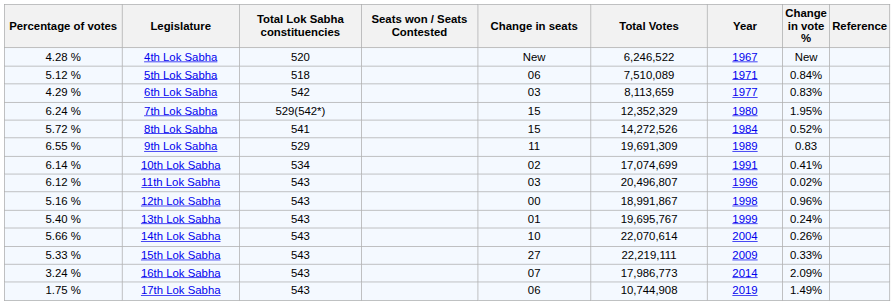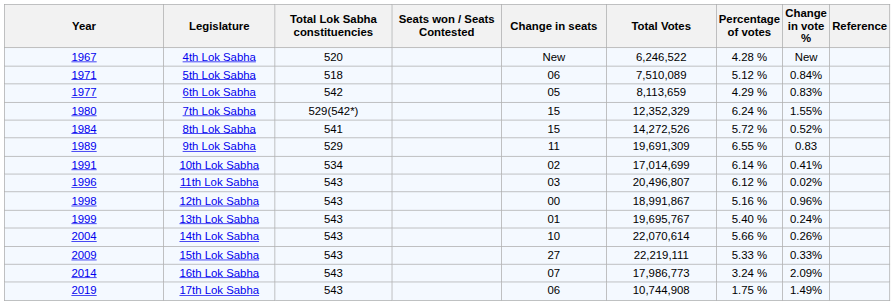columns swapped: (745, 26) <-> (63, 26)
(534, 93) 03 -> (554, 93) 05
(806, 111) 1.95% -> (806, 111) 1.55%
(649, 165) 17,074,699 -> (661, 165) 17,014,699
